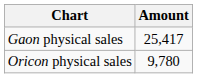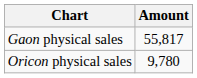(164, 38) 25,417 -> (164, 38) 55,817
